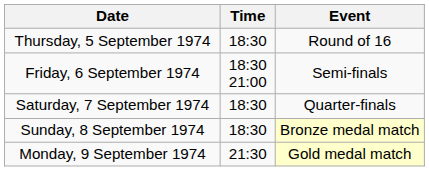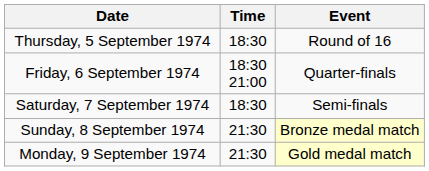(350, 73) Semi-finals -> (350, 73) Quarter-finals
(350, 105) Quarter-finals -> (350, 105) Semi-finals
(248, 130) 18:30 -> (248, 130) 21:30
